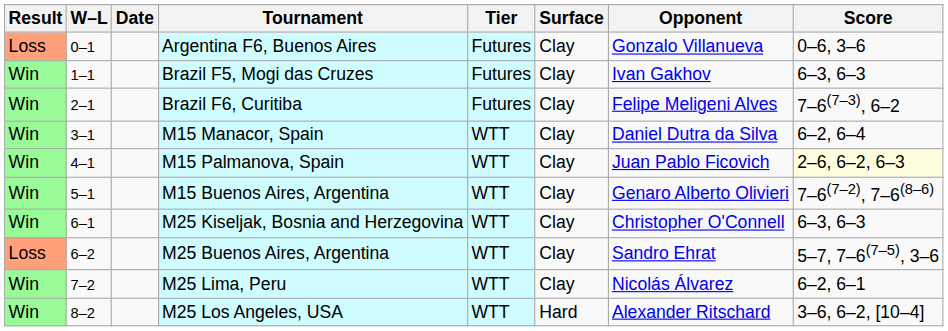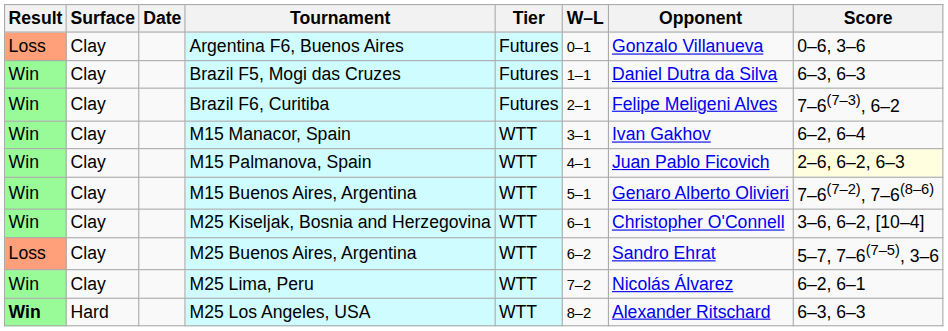columns swapped: (89, 18) <-> (572, 18)
(661, 74) Ivan Gakhov -> (695, 74) Daniel Dutra da Silva
(695, 134) Daniel Dutra da Silva -> (661, 134) Ivan Gakhov
(831, 223) 6–3, 6–3 -> (861, 223) 3–6, 6–2, [10–4]
(24, 311) normal -> (25, 311) bold
(861, 311) 3–6, 6–2, [10–4] -> (831, 311) 6–3, 6–3
